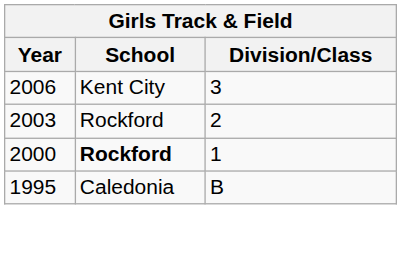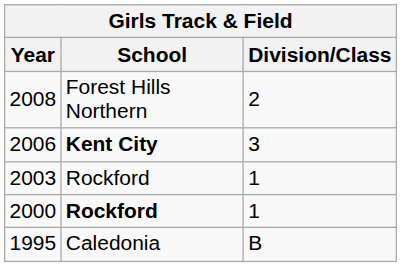+ row: (33, 99)
(122, 87) normal -> (112, 144) bold
(216, 120) 2 -> (254, 177) 1
